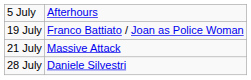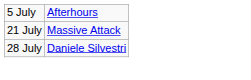- row: (24, 30)
